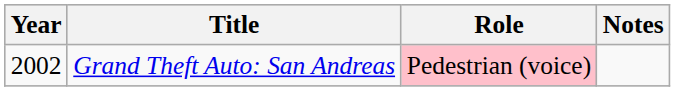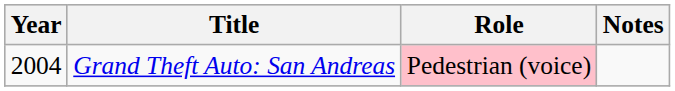(36, 65) 2002 -> (36, 65) 2004
